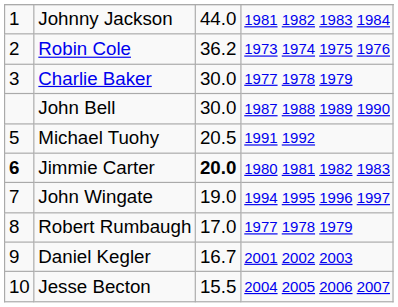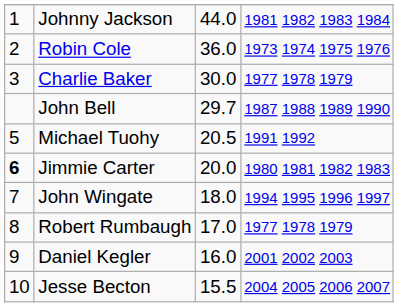(218, 49) 36.2 -> (218, 49) 36.0
(218, 108) 30.0 -> (218, 108) 29.7
(218, 167) bold -> (218, 167) normal
(218, 197) 19.0 -> (218, 197) 18.0
(218, 256) 16.7 -> (218, 256) 16.0
